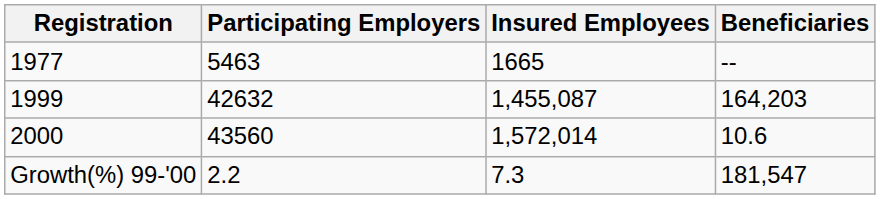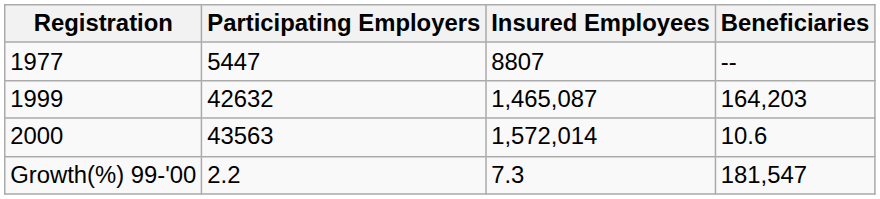(234, 61) 5463 -> (234, 61) 5447
(518, 61) 1665 -> (518, 61) 8807
(544, 99) 1,455,087 -> (544, 99) 1,465,087
(240, 136) 43560 -> (240, 136) 43563
